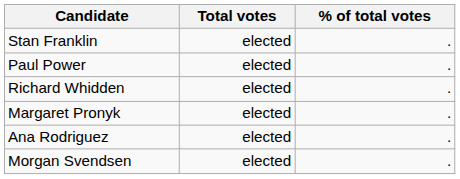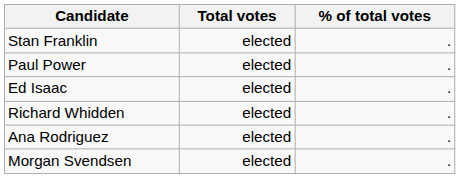+ row: (38, 88)
- row: (64, 112)
